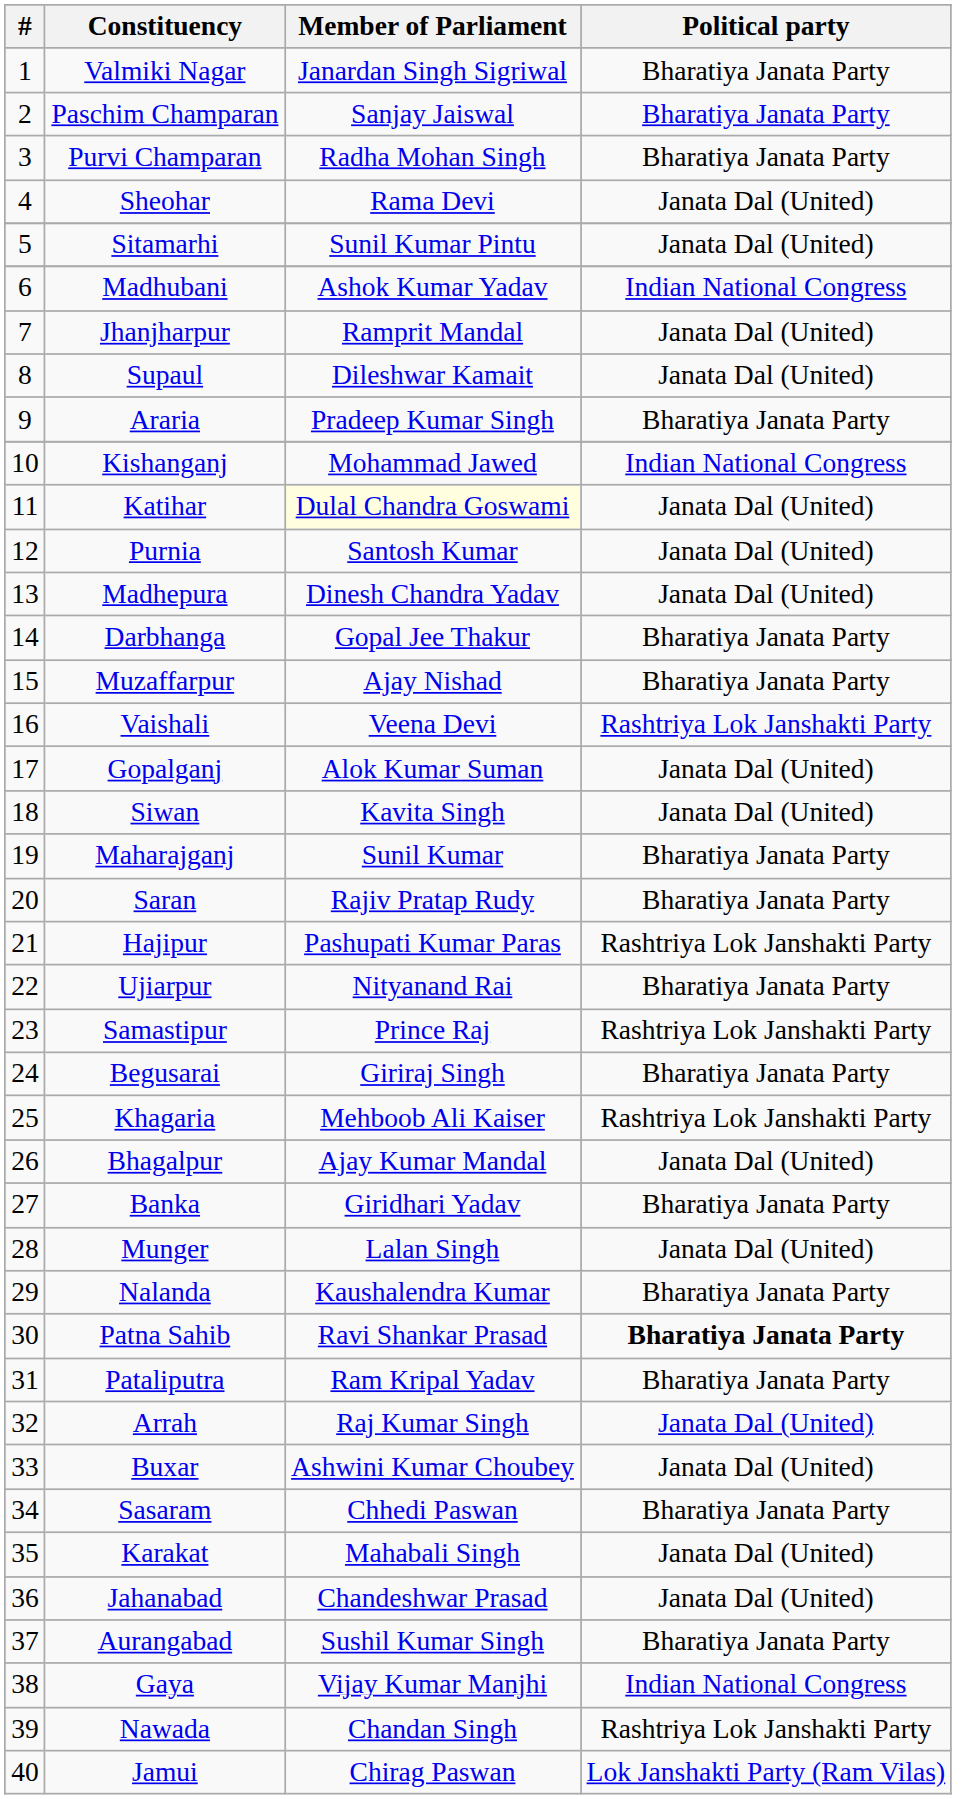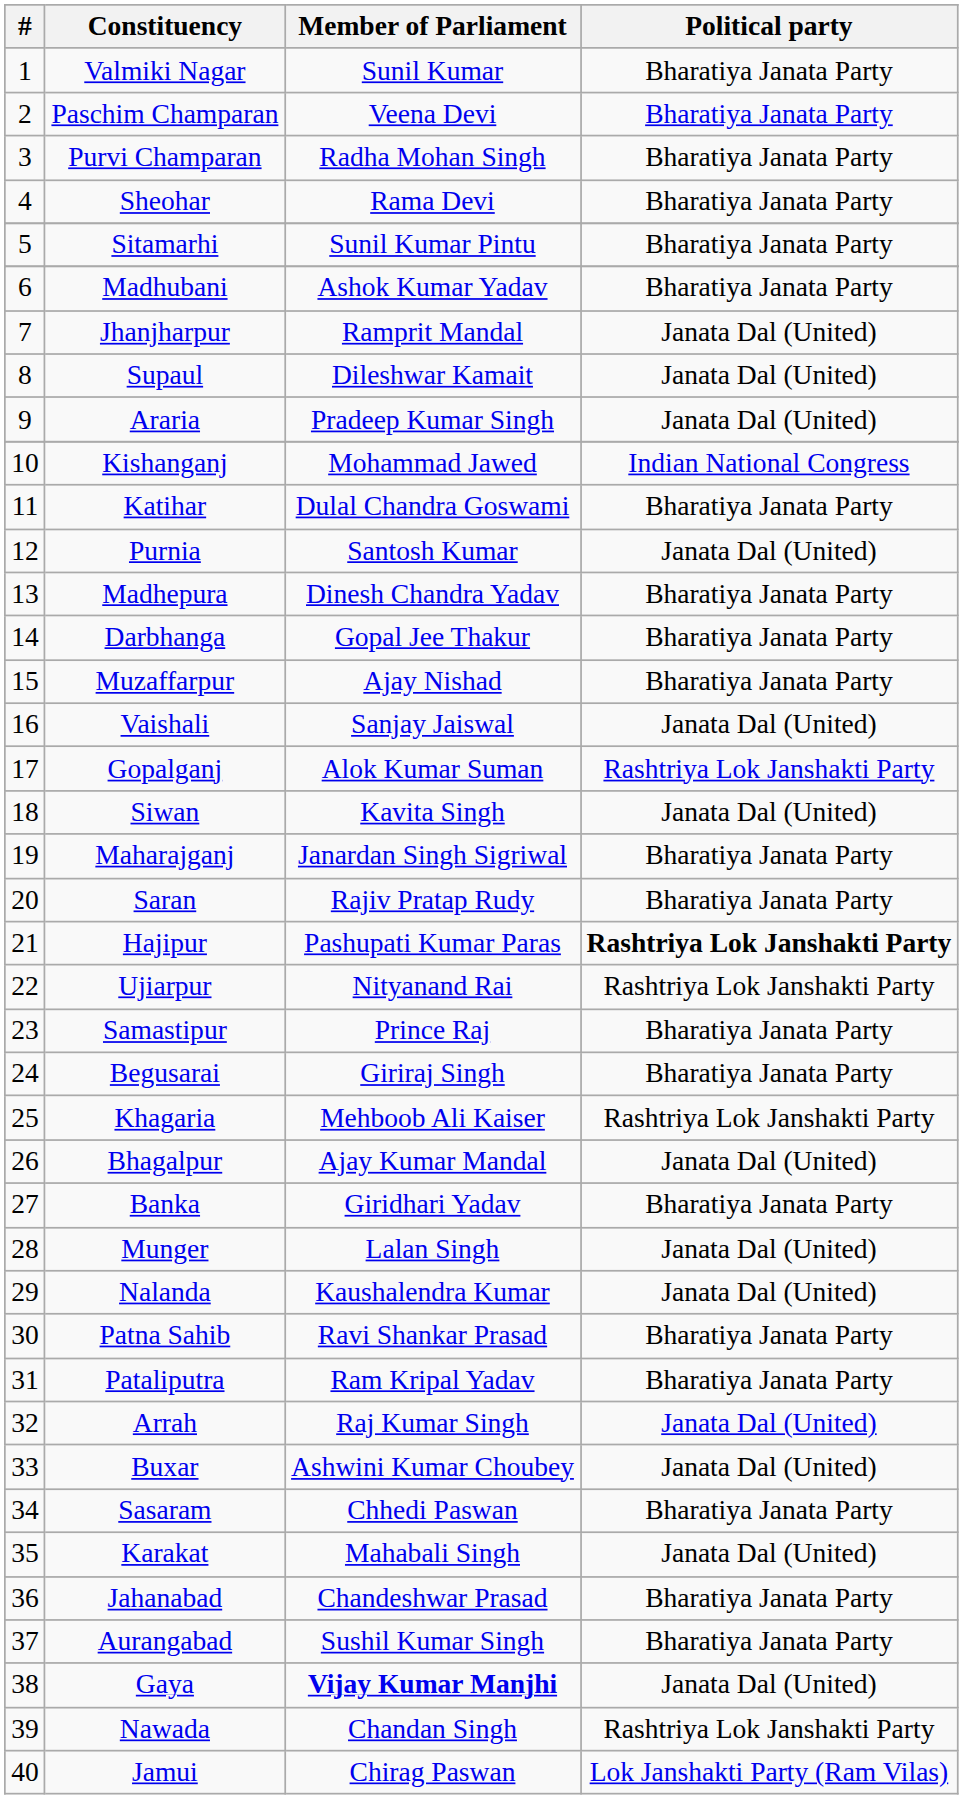(432, 69) Janardan Singh Sigriwal -> (432, 69) Sunil Kumar
(432, 113) Sanjay Jaiswal -> (432, 113) Veena Devi
(766, 200) Janata Dal (United) -> (769, 200) Bharatiya Janata Party
(766, 244) Janata Dal (United) -> (769, 244) Bharatiya Janata Party
(766, 288) Indian National Congress -> (769, 288) Bharatiya Janata Party
(766, 419) Bharatiya Janata Party -> (769, 419) Janata Dal (United)
(432, 506) lightyellow background -> (432, 506) no background
(766, 506) Janata Dal (United) -> (769, 506) Bharatiya Janata Party
(766, 593) Janata Dal (United) -> (769, 593) Bharatiya Janata Party
(432, 724) Veena Devi -> (432, 724) Sanjay Jaiswal
(766, 724) Rashtriya Lok Janshakti Party -> (769, 724) Janata Dal (United)
(766, 768) Janata Dal (United) -> (769, 768) Rashtriya Lok Janshakti Party
(432, 855) Sunil Kumar -> (432, 855) Janardan Singh Sigriwal
(766, 942) normal -> (769, 942) bold
(766, 986) Bharatiya Janata Party -> (769, 986) Rashtriya Lok Janshakti Party
(766, 1030) Rashtriya Lok Janshakti Party -> (769, 1030) Bharatiya Janata Party
(766, 1292) Bharatiya Janata Party -> (769, 1292) Janata Dal (United)
(766, 1335) bold -> (769, 1335) normal
(766, 1597) Janata Dal (United) -> (769, 1597) Bharatiya Janata Party
(432, 1684) normal -> (432, 1684) bold
(766, 1684) Indian National Congress -> (769, 1684) Janata Dal (United)
